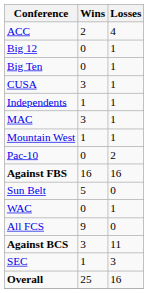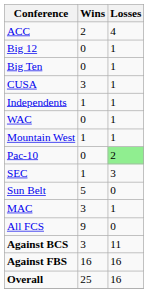rows swapped: (20, 119) <-> (19, 208)
(113, 155) no background -> (113, 155) lightgreen background
rows swapped: (17, 262) <-> (37, 173)
